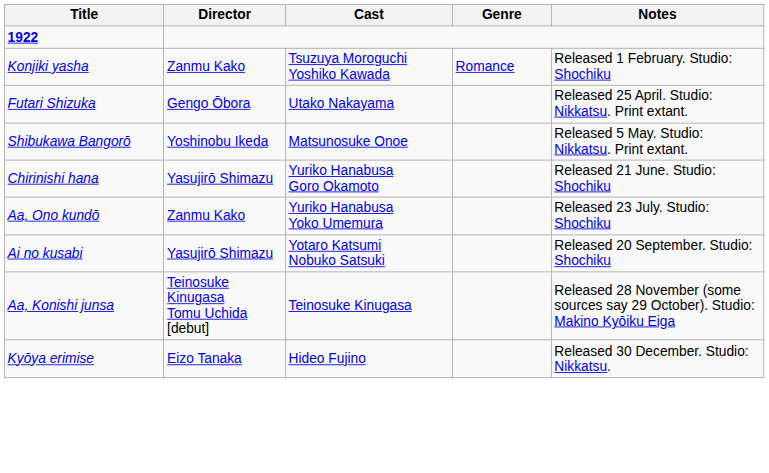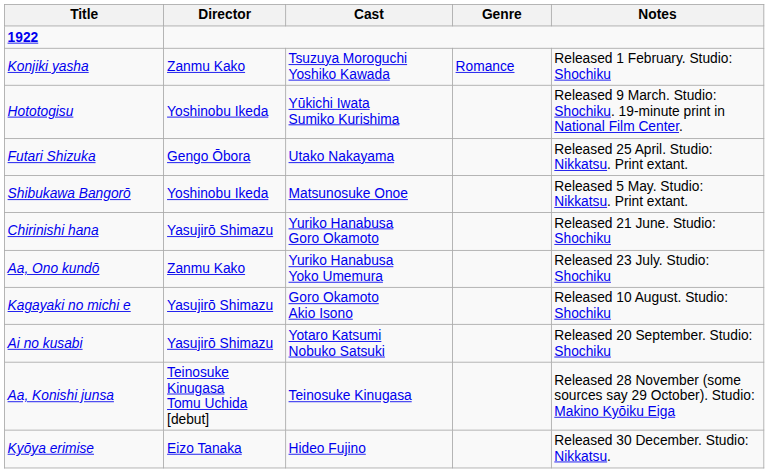+ row: (40, 111)
+ row: (69, 306)
